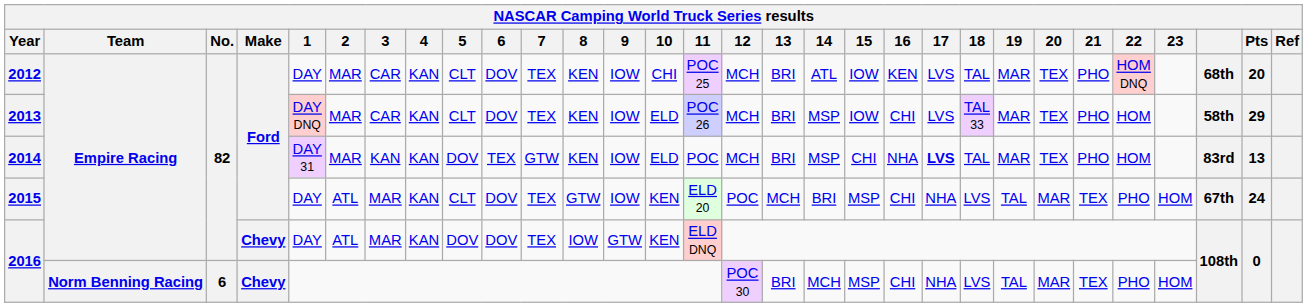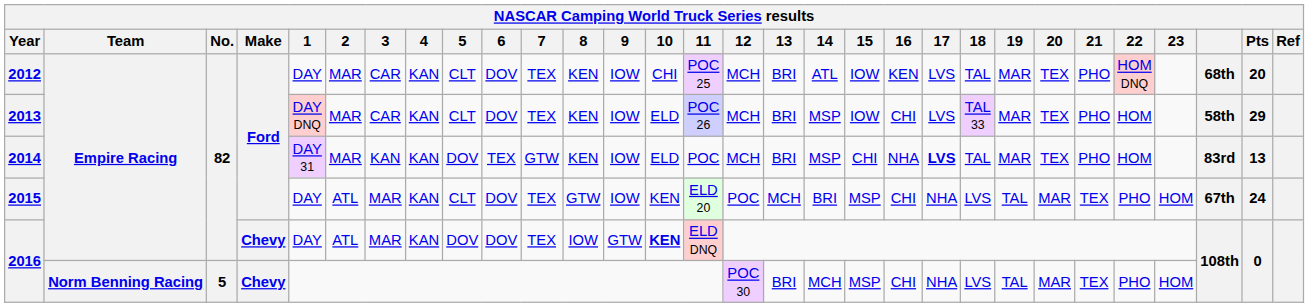(664, 240) normal -> (665, 240) bold
(222, 282) 6 -> (222, 282) 5
